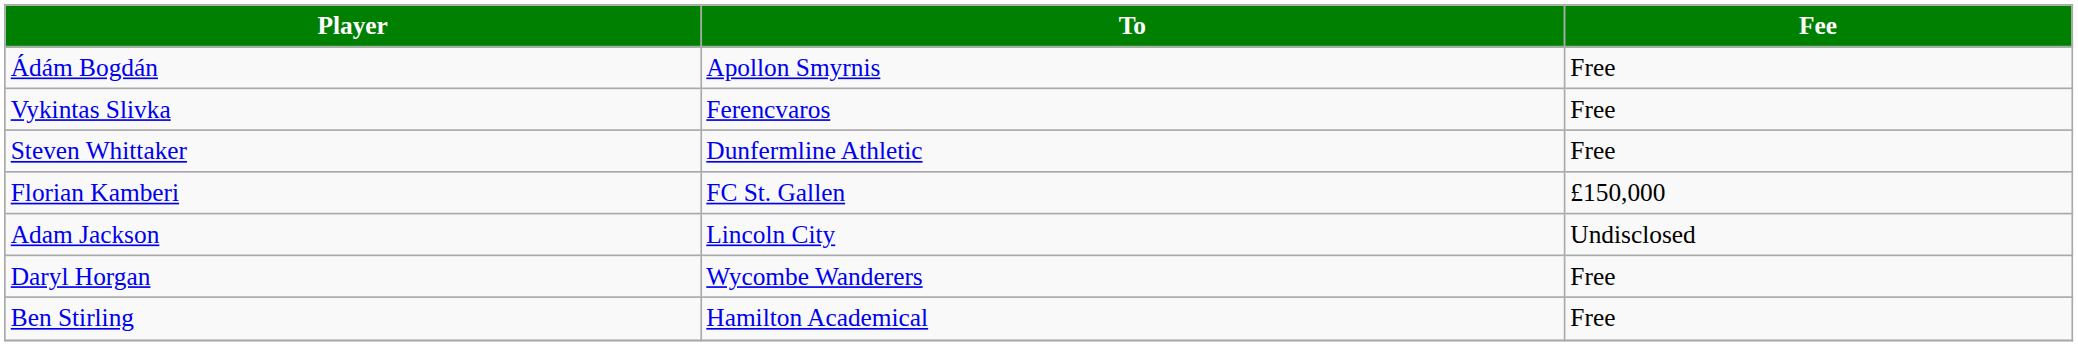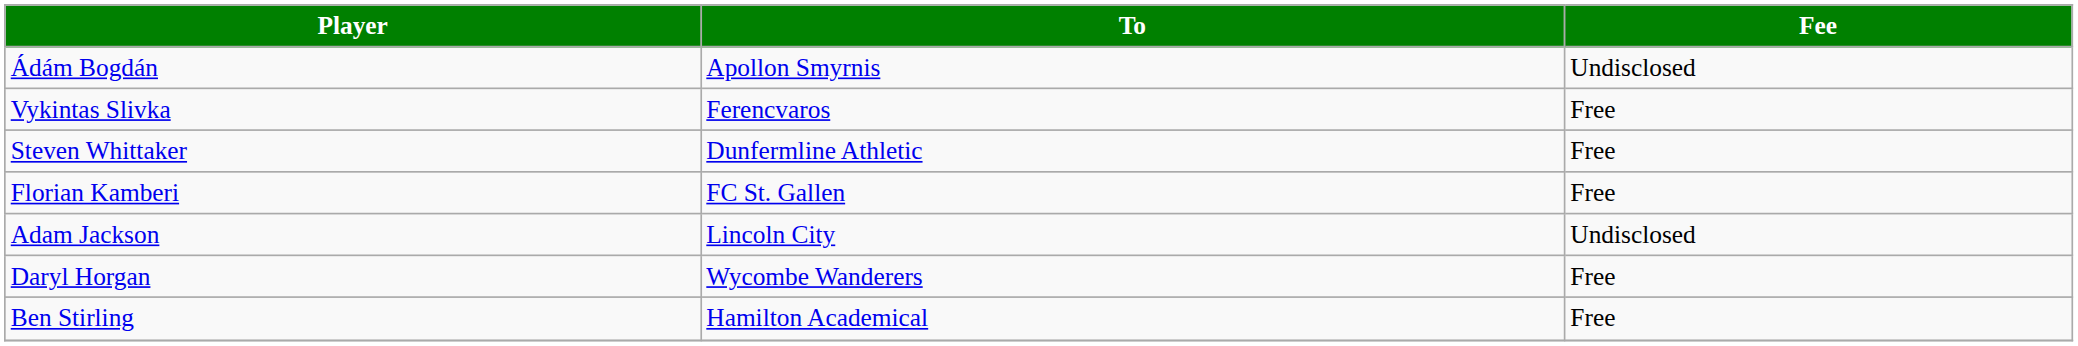(1593, 67) Free -> (1633, 67) Undisclosed
(1618, 193) £150,000 -> (1593, 193) Free
